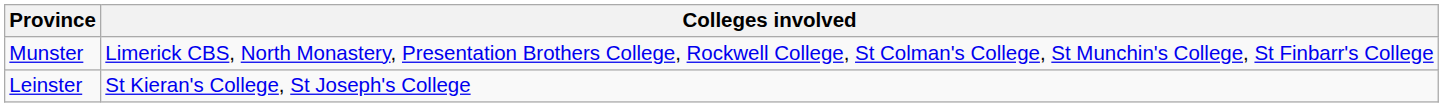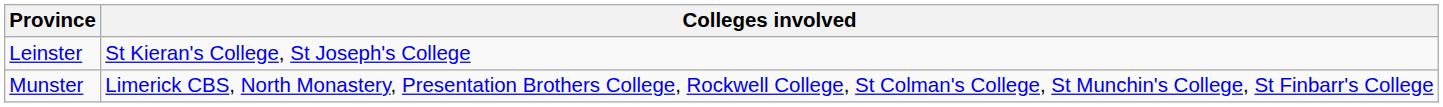rows swapped: (46, 85) <-> (46, 53)
